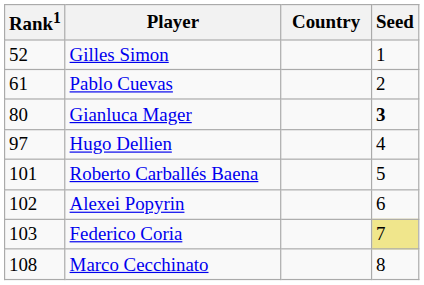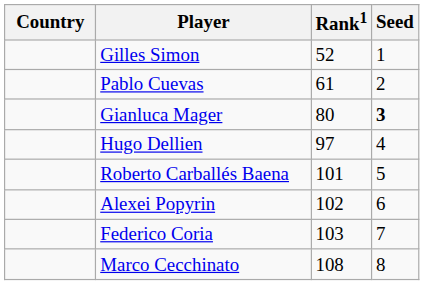columns swapped: (326, 22) <-> (35, 22)
(381, 234) khaki background -> (381, 234) no background
